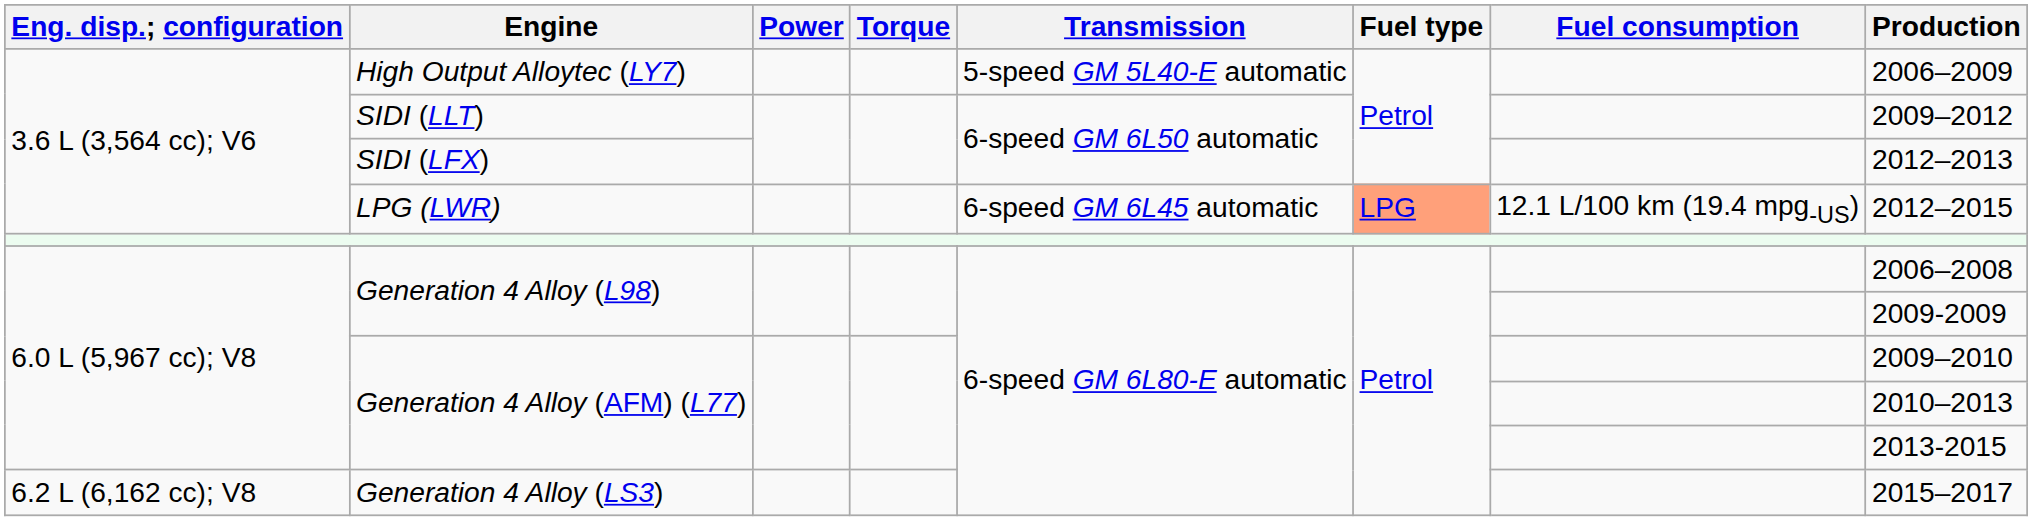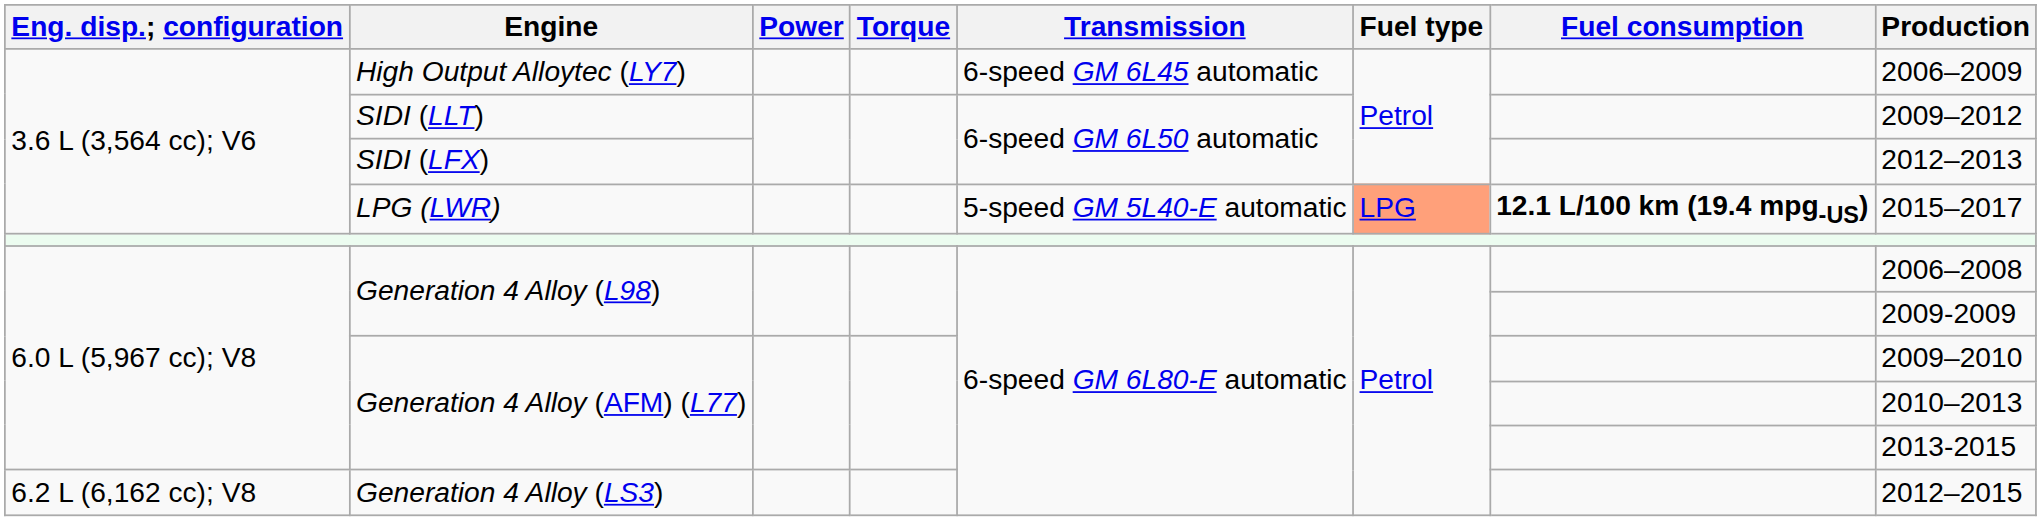(1155, 71) 5-speed GM 5L40-E automatic -> (1141, 71) 6-speed GM 6L45 automatic
(1141, 208) 6-speed GM 6L45 automatic -> (1155, 208) 5-speed GM 5L40-E automatic
(1678, 209) normal -> (1682, 209) bold
(1943, 208) 2012–2015 -> (1952, 208) 2015–2017
(1943, 492) 2015–2017 -> (1952, 492) 2012–2015
